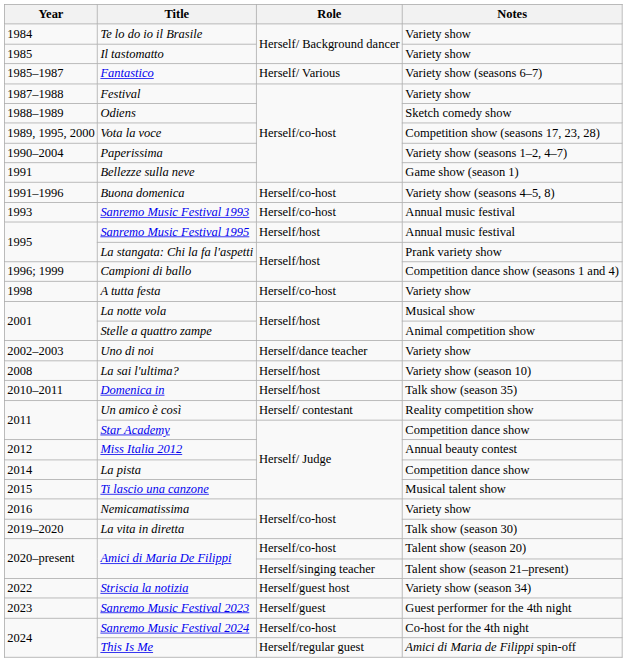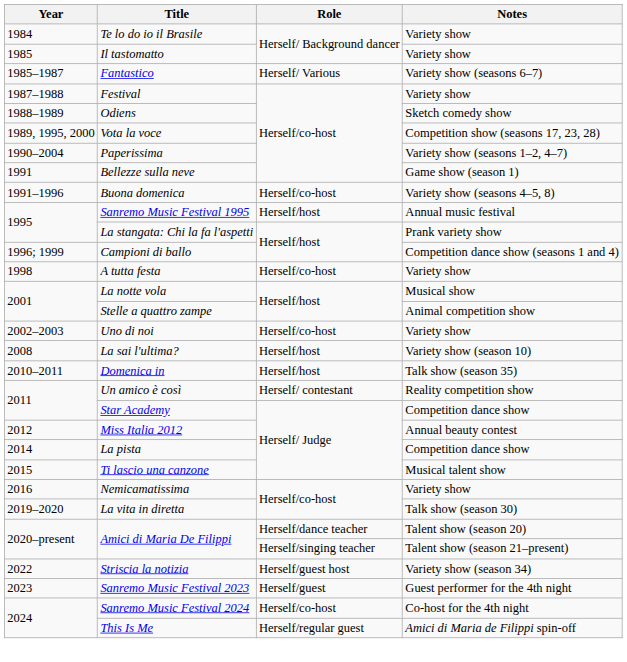- row: (175, 212)
(313, 350) Herself/dance teacher -> (297, 331) Herself/co-host
(297, 548) Herself/co-host -> (313, 529) Herself/dance teacher
